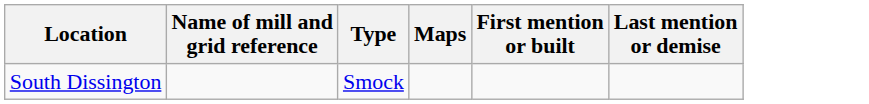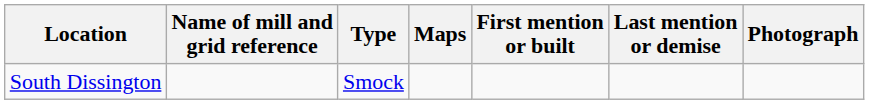+ column: (803, 34)
